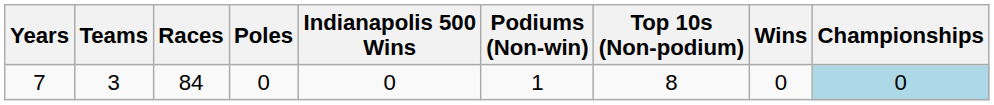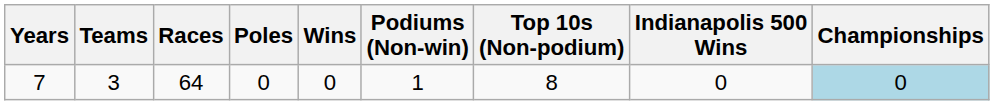columns swapped: (781, 35) <-> (390, 35)
(191, 82) 84 -> (191, 82) 64
